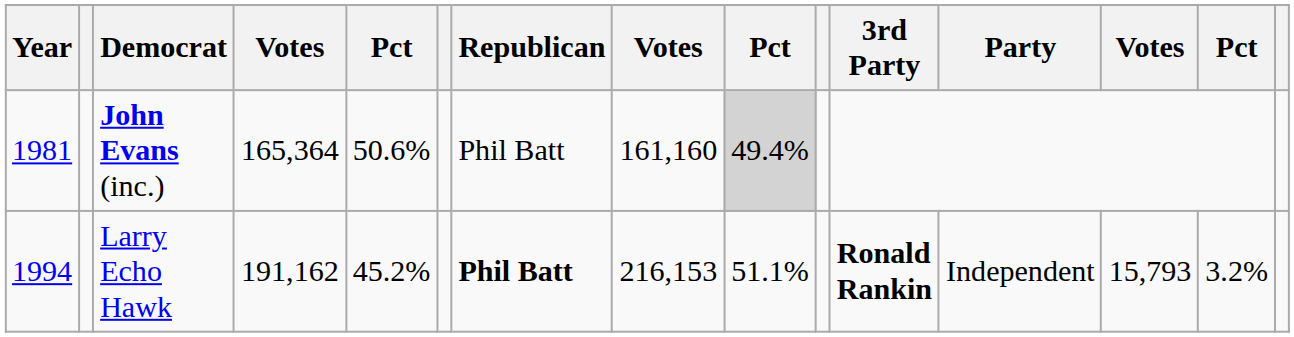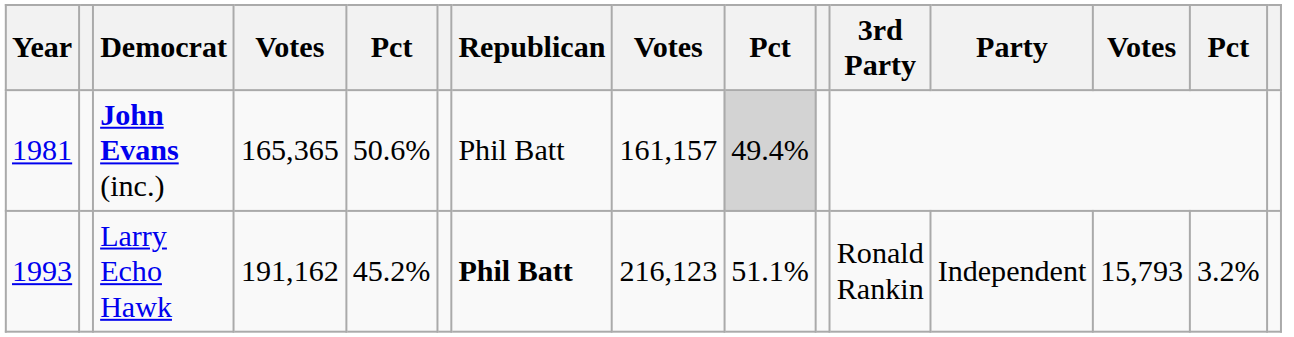(290, 150) 165,364 -> (290, 150) 165,365
(668, 150) 161,160 -> (668, 150) 161,157
(42, 271) 1994 -> (42, 271) 1993
(668, 271) 216,153 -> (668, 271) 216,123
(884, 271) bold -> (880, 271) normal
